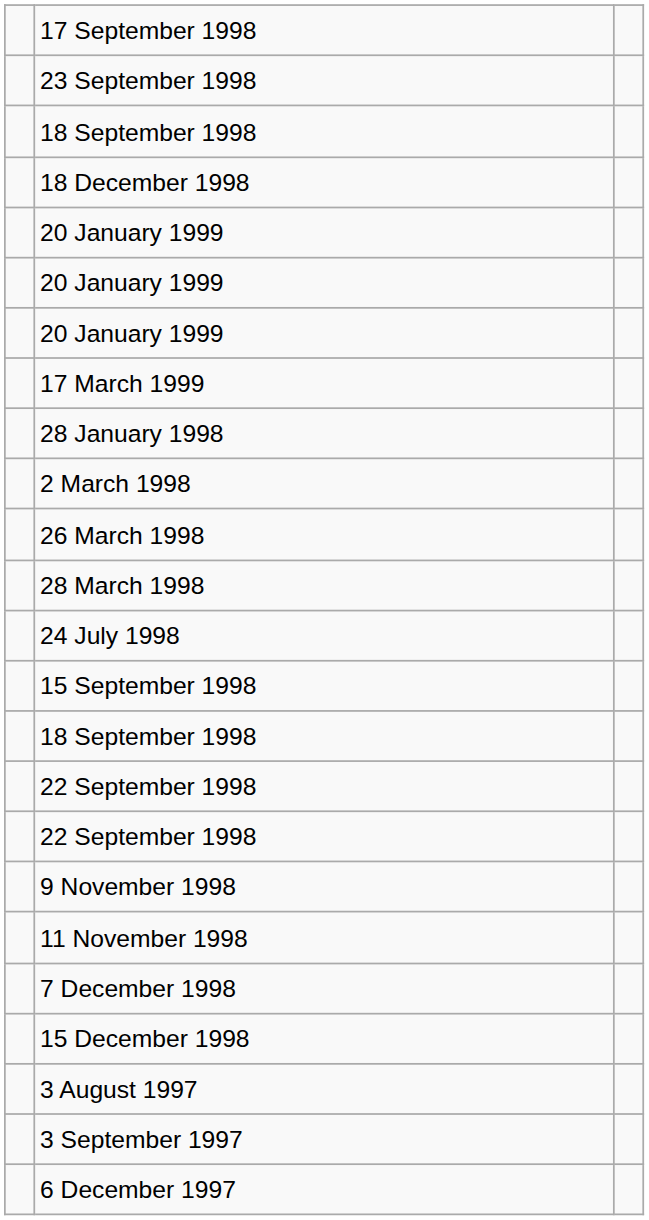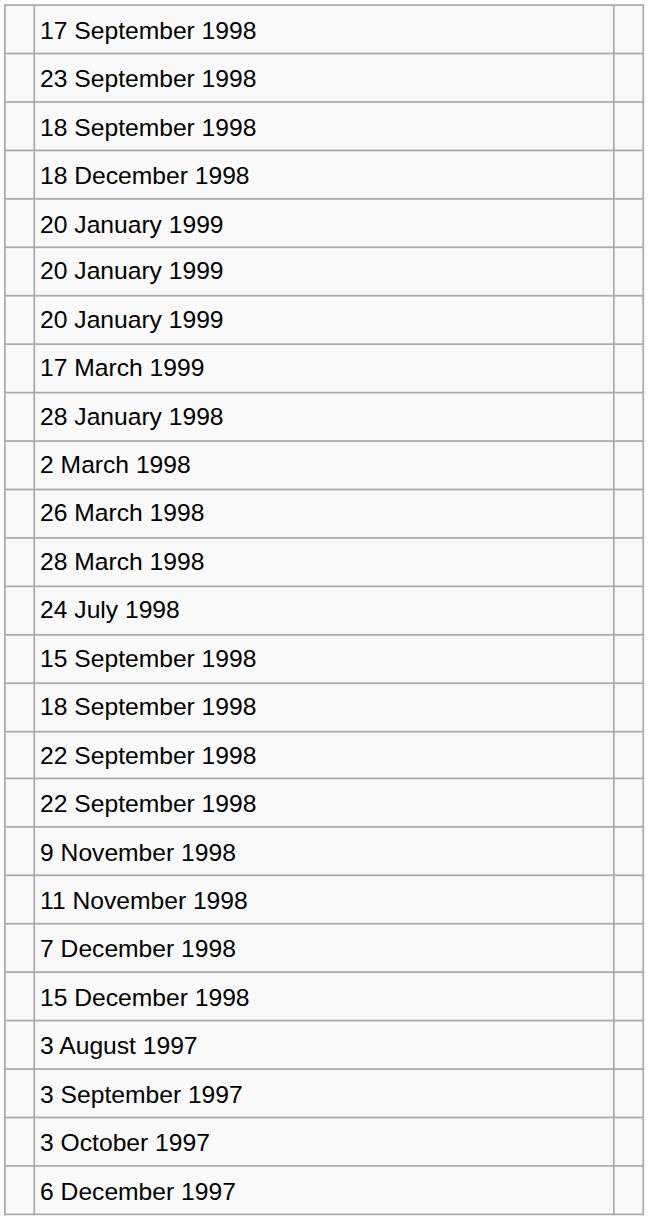+ row: (20, 1142)
